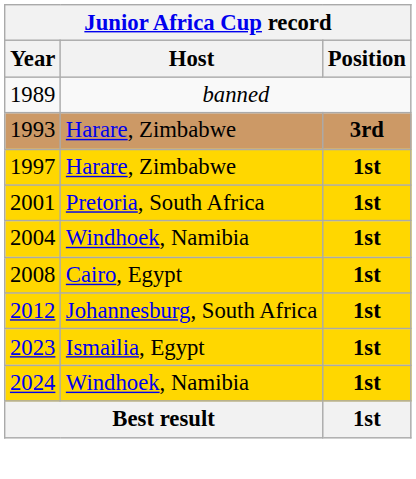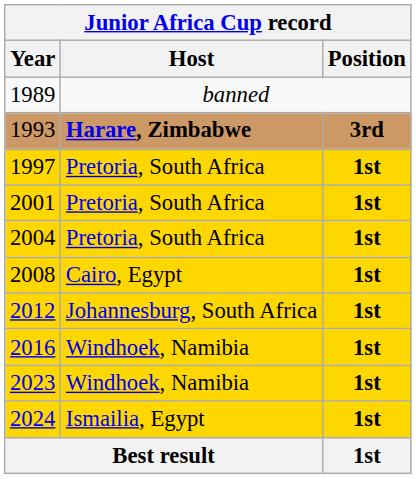(151, 130) normal -> (158, 130) bold
(151, 166) Harare, Zimbabwe -> (165, 166) Pretoria, South Africa
(158, 238) Windhoek, Namibia -> (165, 238) Pretoria, South Africa
+ row: (33, 346)
(135, 346) Ismailia, Egypt -> (158, 382) Windhoek, Namibia
(158, 382) Windhoek, Namibia -> (135, 418) Ismailia, Egypt
